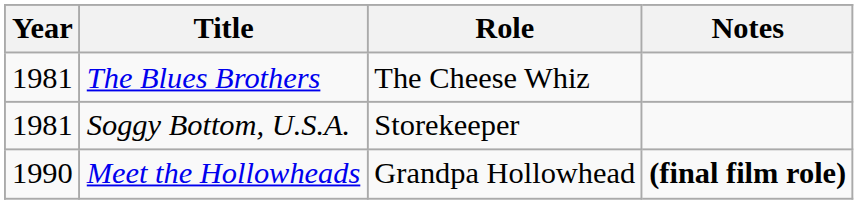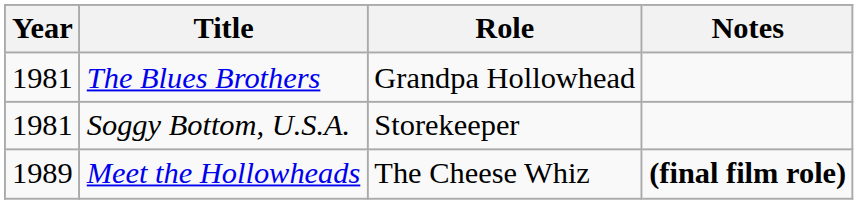(482, 76) The Cheese Whiz -> (505, 76) Grandpa Hollowhead
(42, 173) 1990 -> (42, 173) 1989
(505, 173) Grandpa Hollowhead -> (482, 173) The Cheese Whiz
